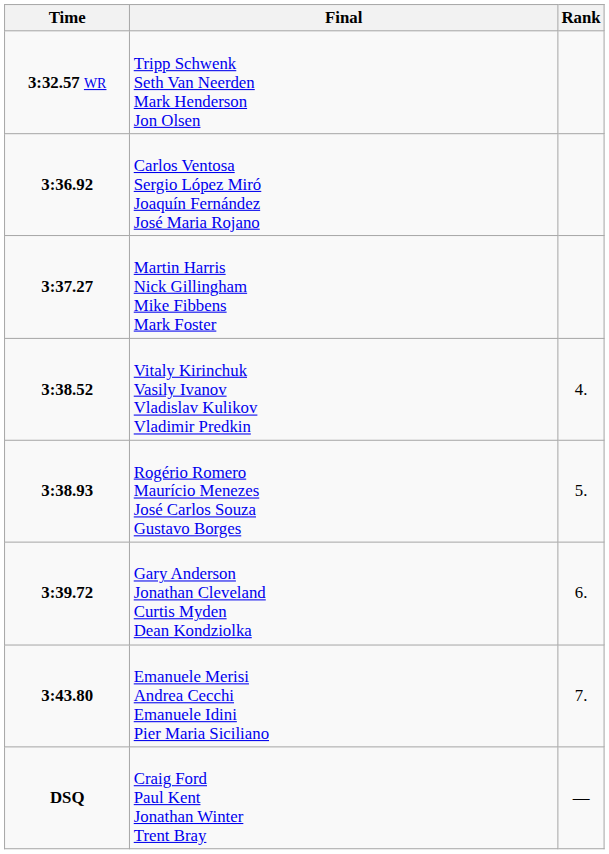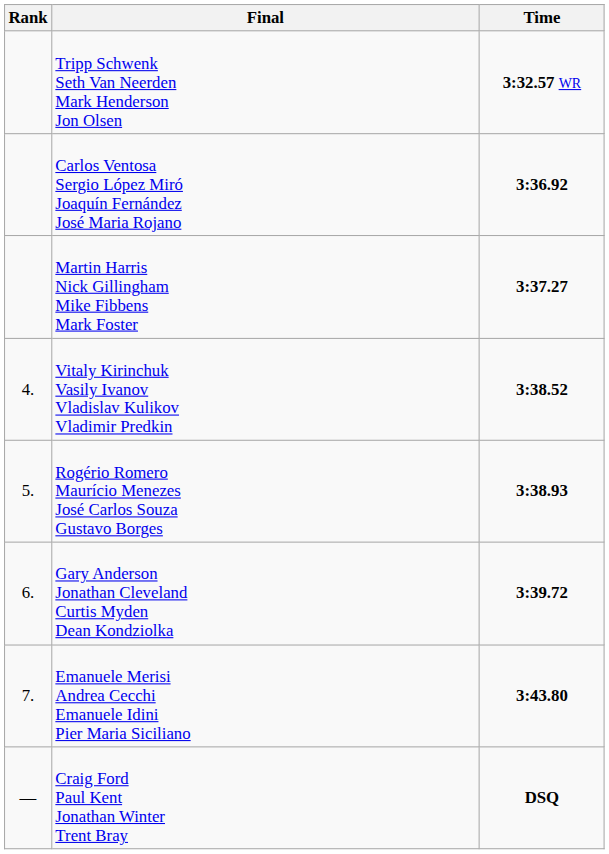columns swapped: (581, 17) <-> (67, 17)
